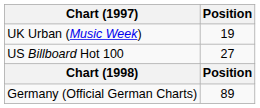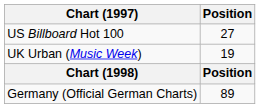rows swapped: (74, 34) <-> (66, 53)
